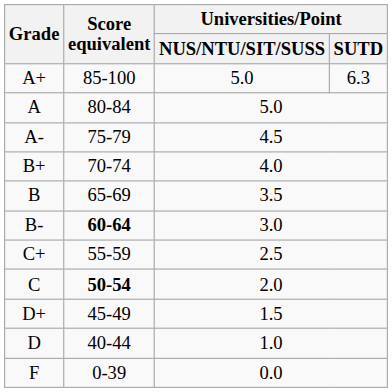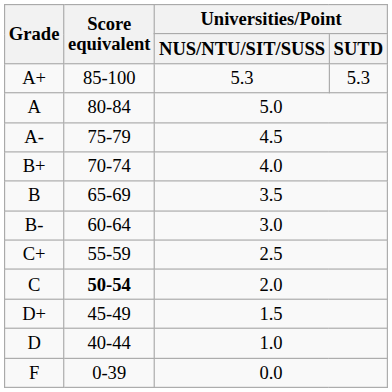(242, 78) 5.0 -> (242, 78) 5.3
(358, 78) 6.3 -> (358, 78) 5.3
(109, 225) bold -> (109, 225) normal
